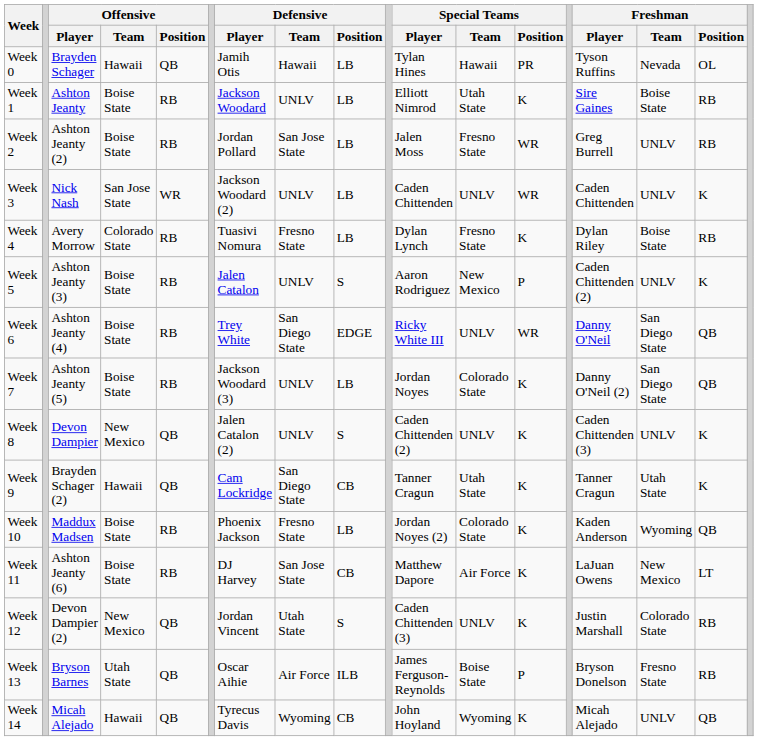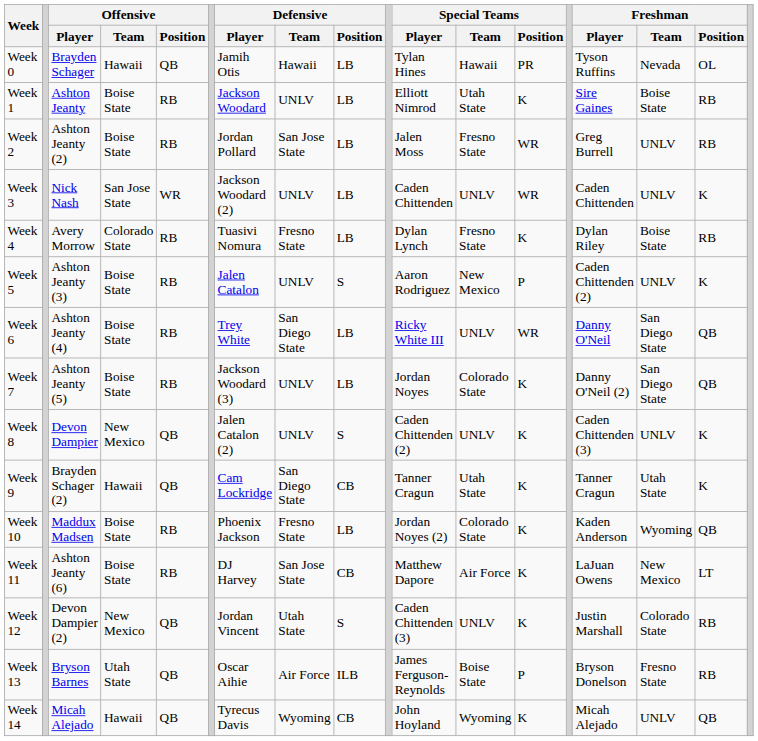(354, 332) EDGE -> (345, 332) LB
